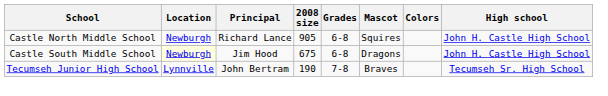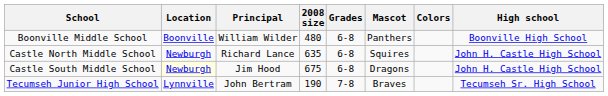+ row: (83, 38)
(307, 38) 905 -> (313, 53) 635
